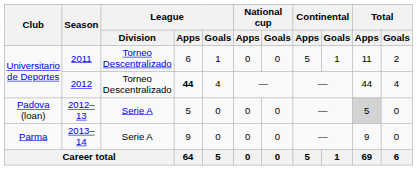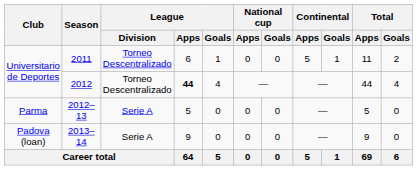(33, 110) Padova (loan) -> (33, 110) Parma
(367, 110) lightgrey background -> (367, 110) no background
(33, 136) Parma -> (33, 136) Padova (loan)
